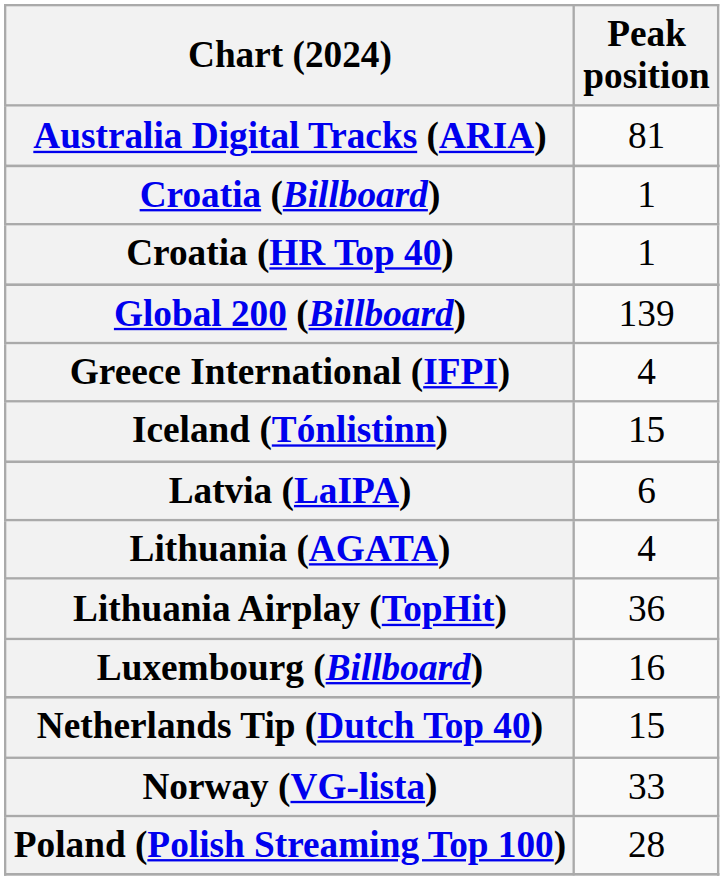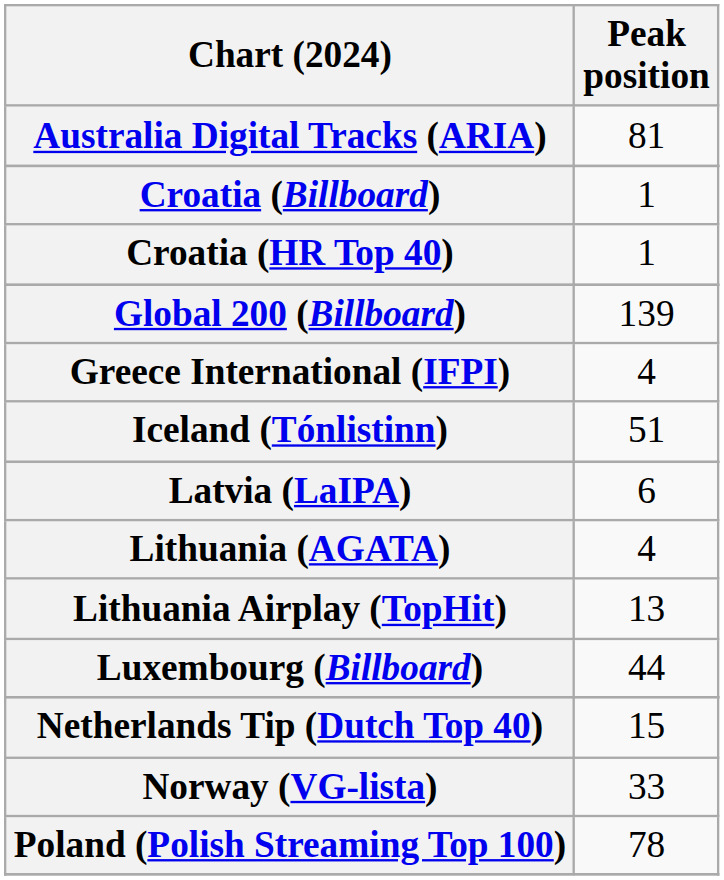(647, 430) 15 -> (647, 430) 51
(647, 608) 36 -> (647, 608) 13
(647, 667) 16 -> (647, 667) 44
(647, 844) 28 -> (647, 844) 78
